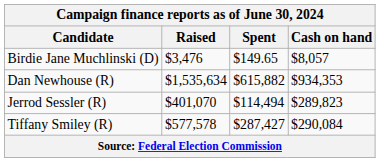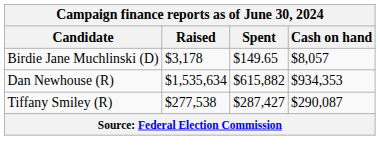(184, 59) $3,476 -> (184, 59) $3,178
- row: (57, 102)
(191, 124) $577,578 -> (191, 102) $277,538
(317, 124) $290,084 -> (317, 102) $290,087
